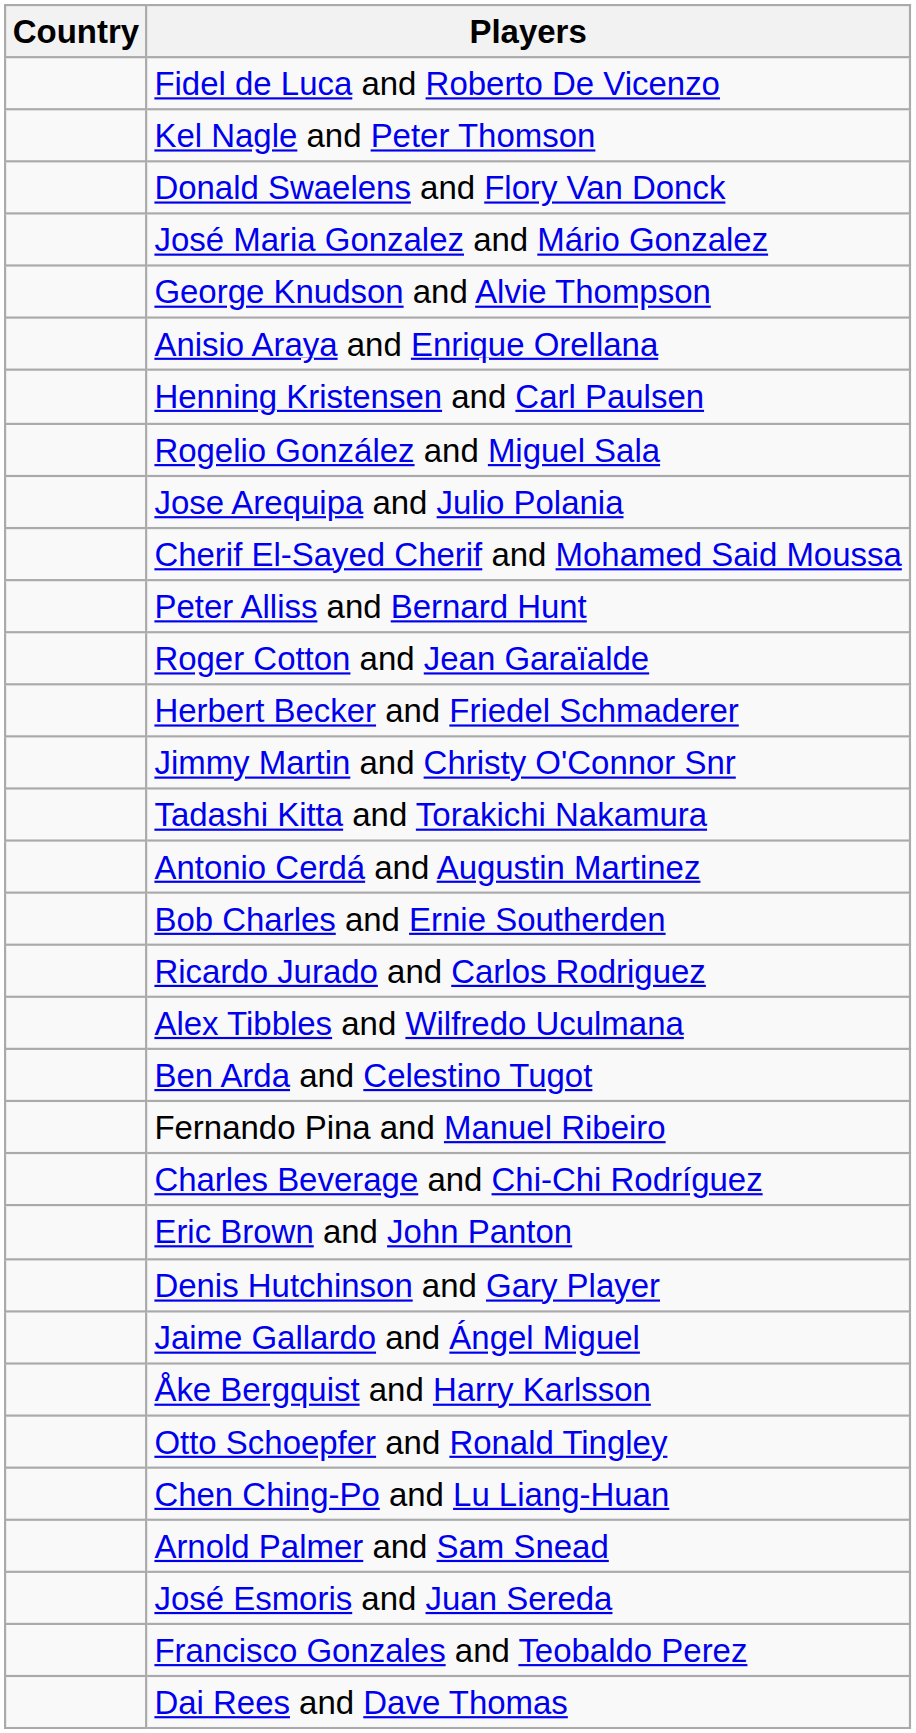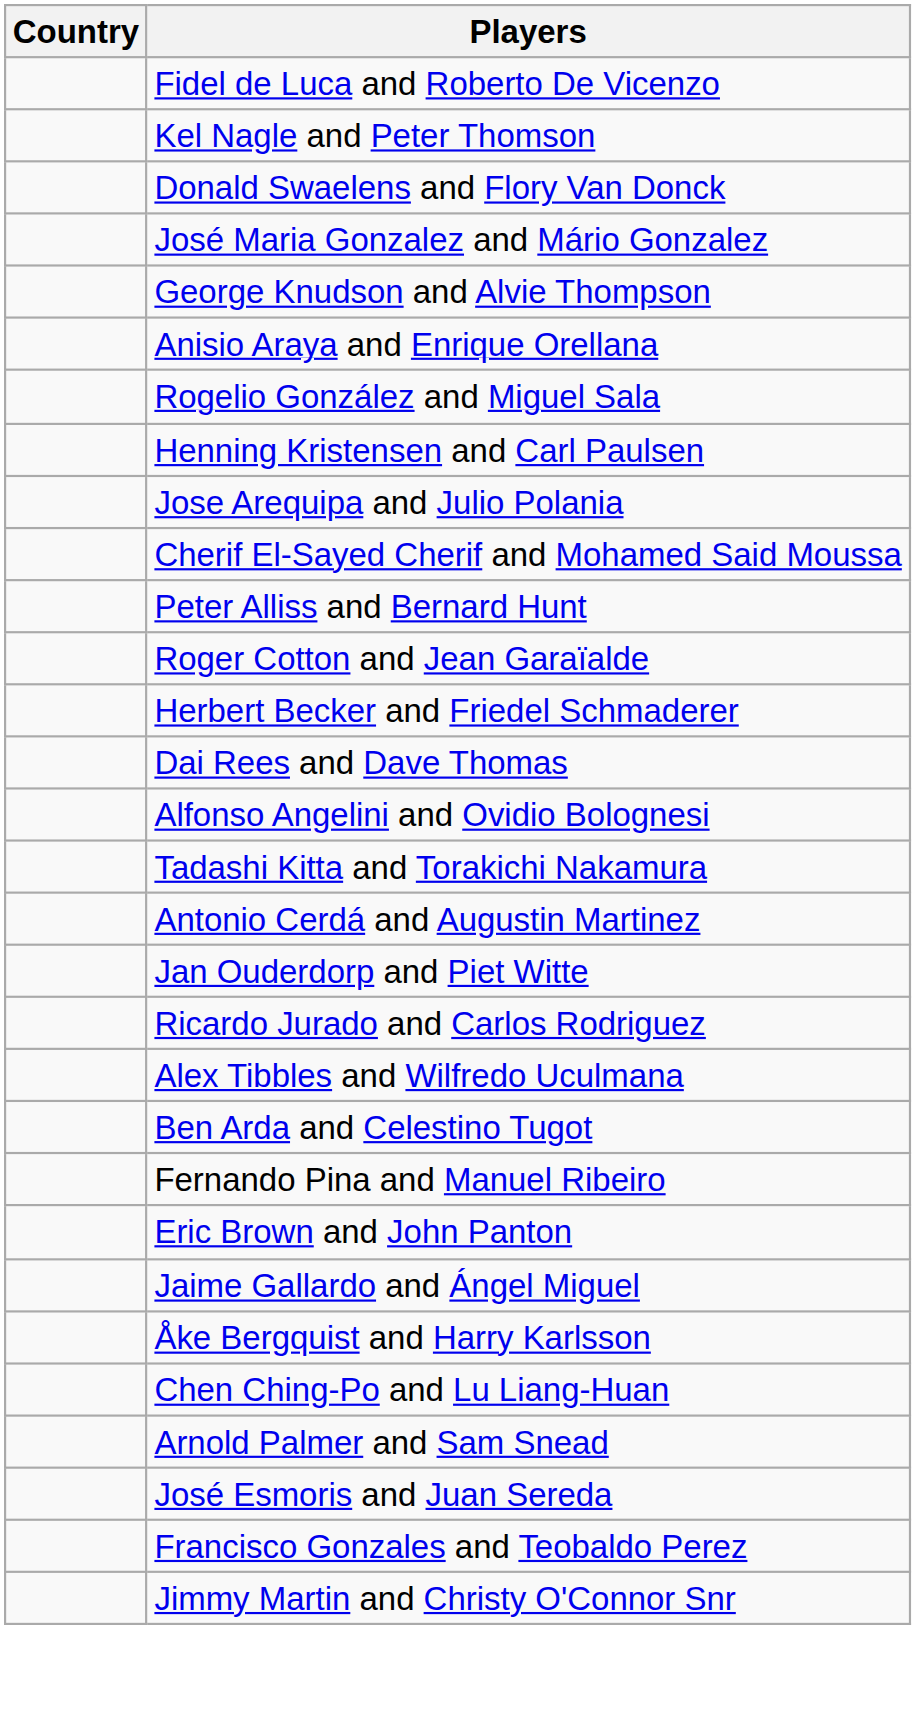rows swapped: (407, 449) <-> (429, 397)
rows swapped: (445, 762) <-> (361, 1702)
+ row: (432, 815)
+ row: (372, 971)
- row: (410, 919)
- row: (459, 1180)
- row: (407, 1285)
- row: (411, 1441)
